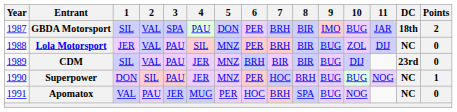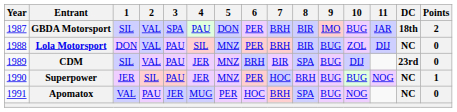(126, 45) JER -> (126, 45) DON
(305, 61) BIR -> (305, 61) SPA
(126, 77) DON -> (126, 77) JER
